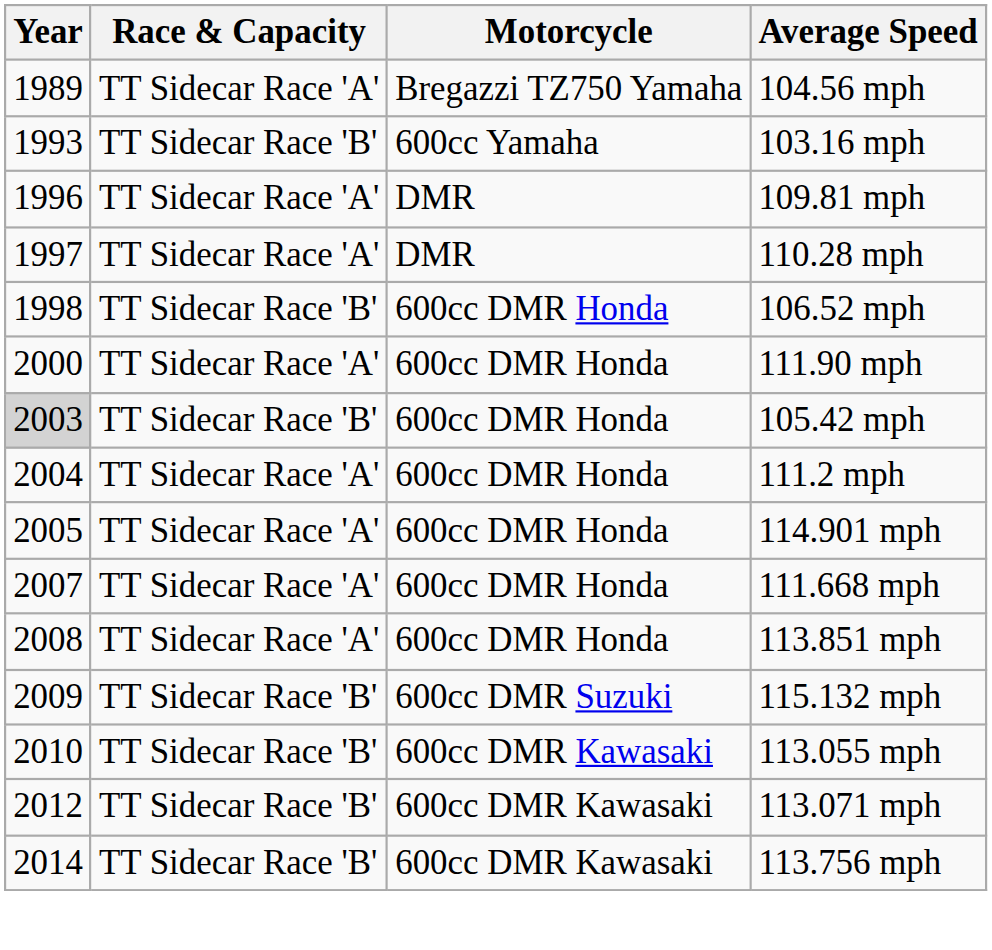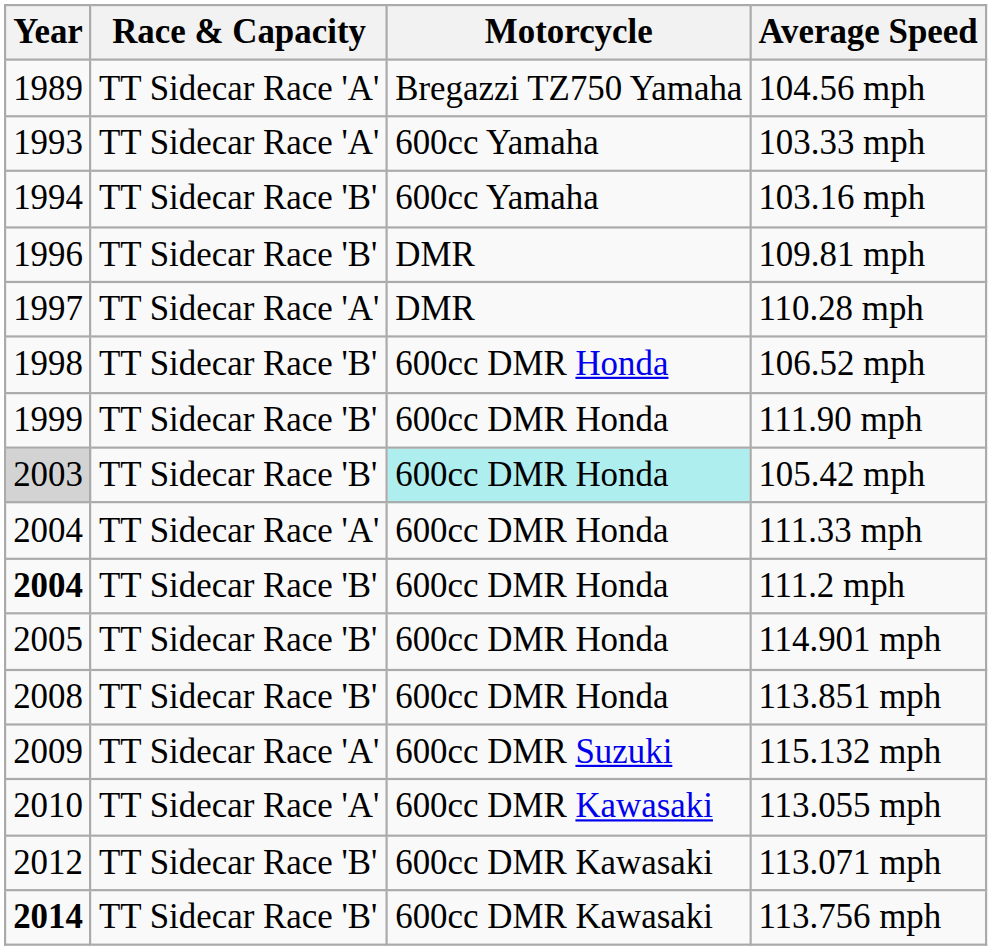+ row: (842, 142)
(48, 142) 1993 -> (48, 198) 1994
(239, 198) TT Sidecar Race 'A' -> (238, 253) TT Sidecar Race 'B'
(48, 364) 2000 -> (48, 419) 1999
(239, 364) TT Sidecar Race 'A' -> (238, 419) TT Sidecar Race 'B'
(532, 419) no background -> (532, 474) paleturquoise background
+ row: (840, 530)
(48, 474) normal -> (48, 585) bold
(239, 474) TT Sidecar Race 'A' -> (238, 585) TT Sidecar Race 'B'
(239, 530) TT Sidecar Race 'A' -> (238, 640) TT Sidecar Race 'B'
- row: (849, 585)
(239, 640) TT Sidecar Race 'A' -> (238, 695) TT Sidecar Race 'B'
(238, 695) TT Sidecar Race 'B' -> (239, 751) TT Sidecar Race 'A'
(238, 751) TT Sidecar Race 'B' -> (239, 806) TT Sidecar Race 'A'
(48, 861) normal -> (48, 917) bold
